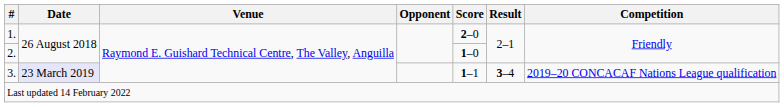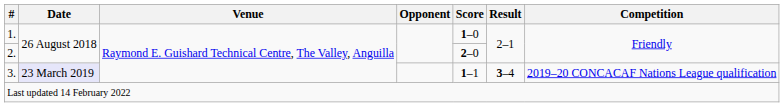(470, 34) 2–0 -> (470, 34) 1–0
(470, 53) 1–0 -> (470, 53) 2–0
